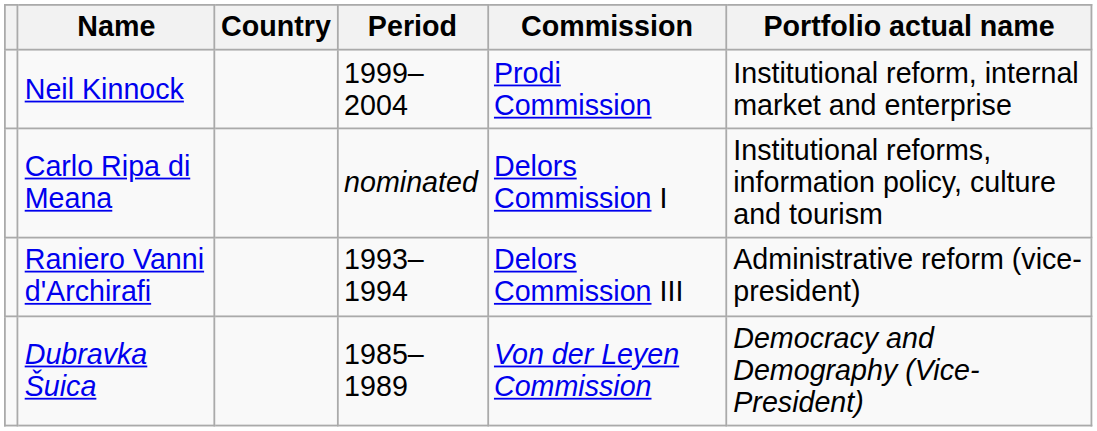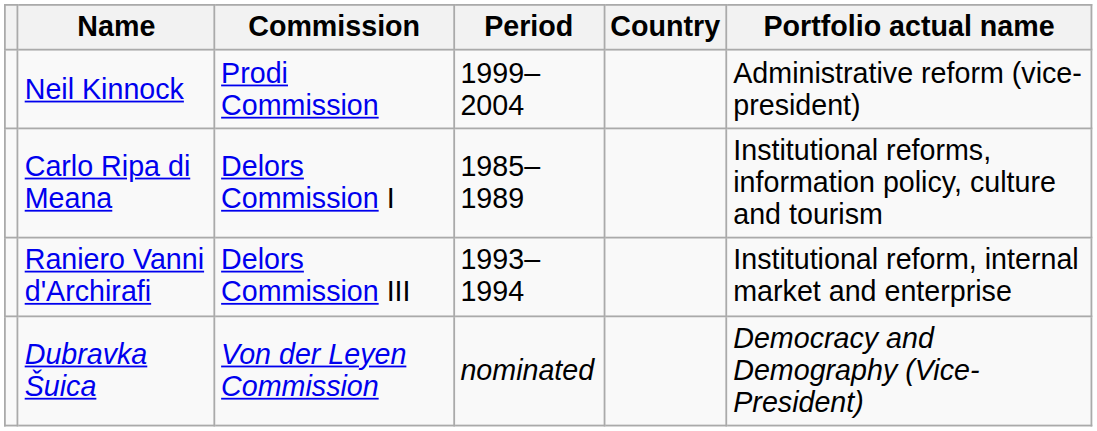columns swapped: (276, 27) <-> (607, 27)
(906, 88) Institutional reform, internal market and enterprise -> (908, 88) Administrative reform (vice-president)
(411, 182) nominated -> (500, 182) 1985–1989
(908, 276) Administrative reform (vice-president) -> (906, 276) Institutional reform, internal market and enterprise
(384, 369) 1985–1989 -> (527, 369) nominated
